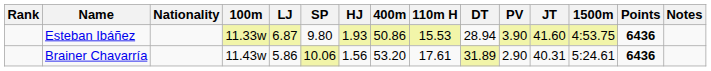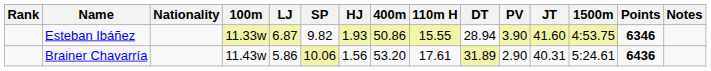(320, 35) 9.80 -> (320, 35) 9.82
(435, 35) 15.53 -> (435, 35) 15.55
(641, 35) 6436 -> (641, 35) 6346
